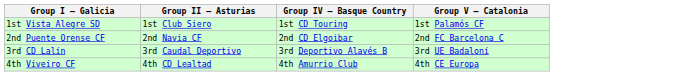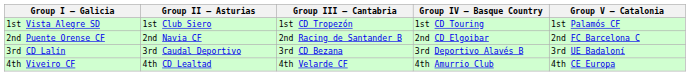+ column: (345, 11)
